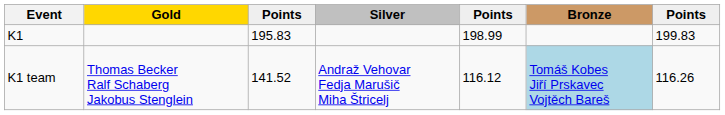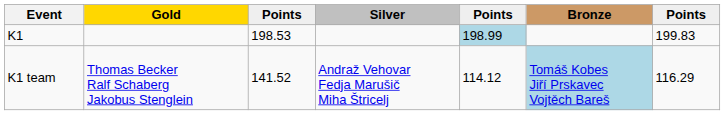(271, 35) 195.83 -> (271, 35) 198.53
(482, 35) no background -> (482, 35) lightblue background
(482, 77) 116.12 -> (482, 77) 114.12
(675, 77) 116.26 -> (675, 77) 116.29
